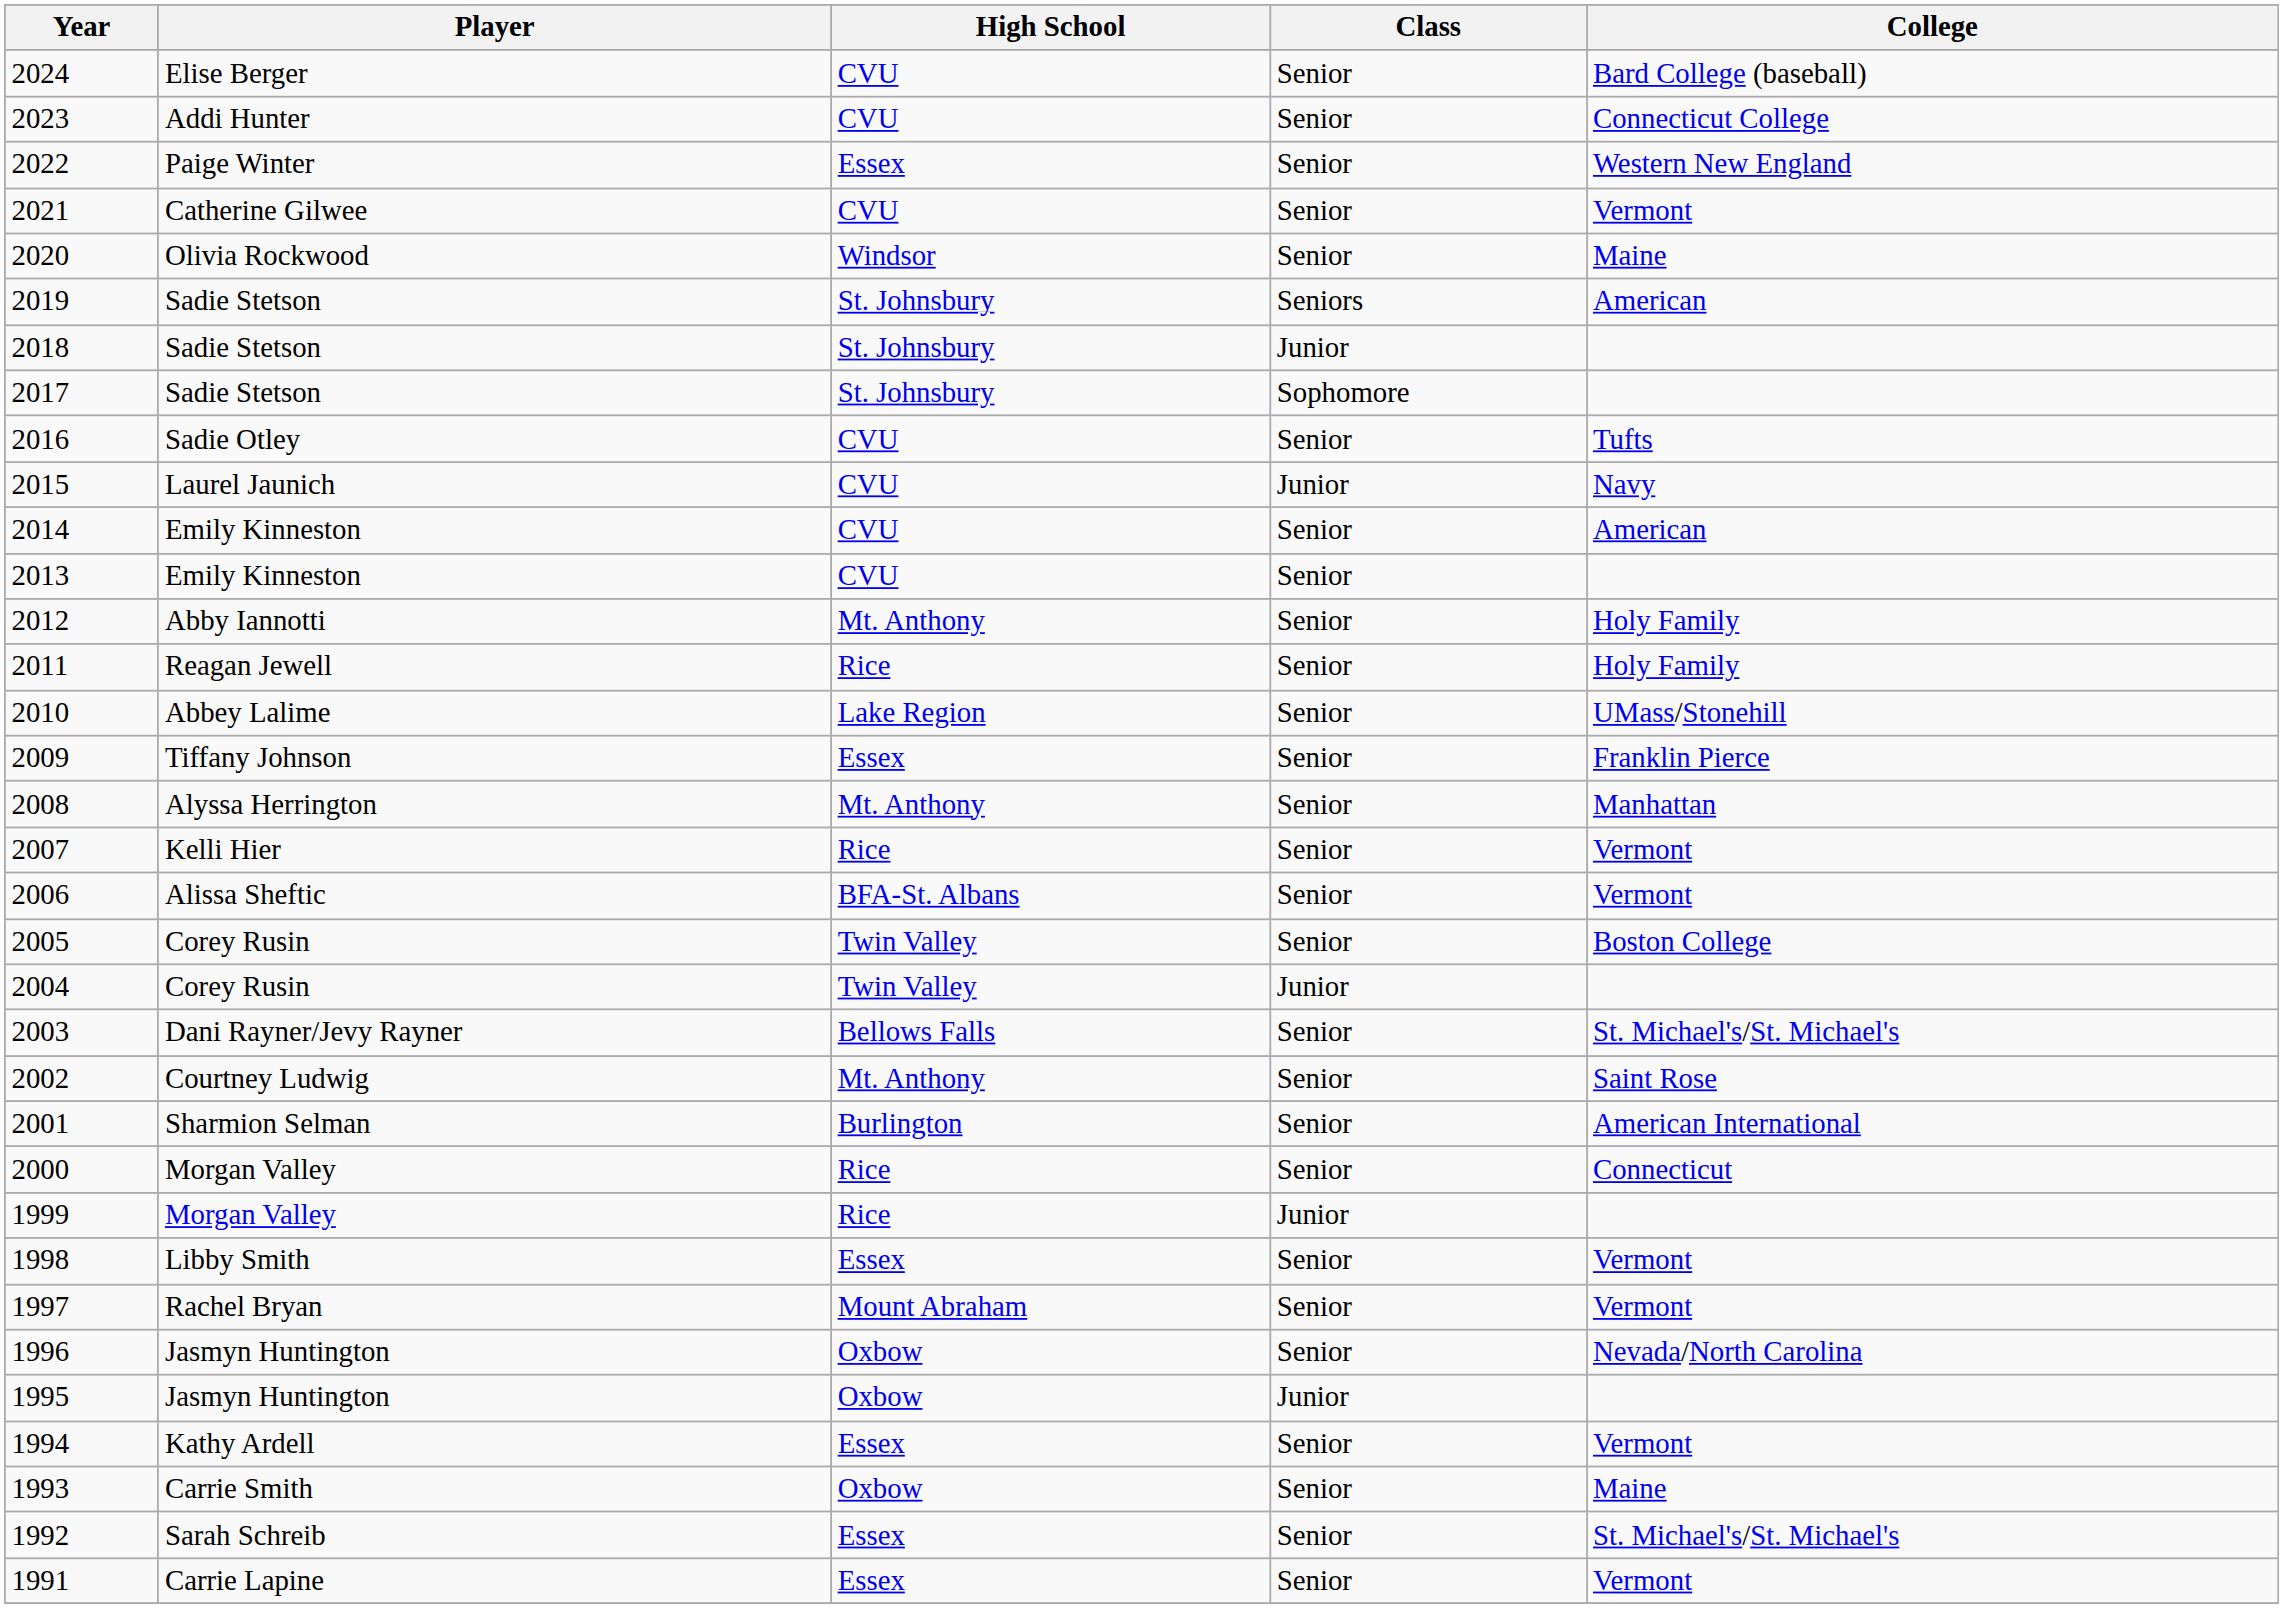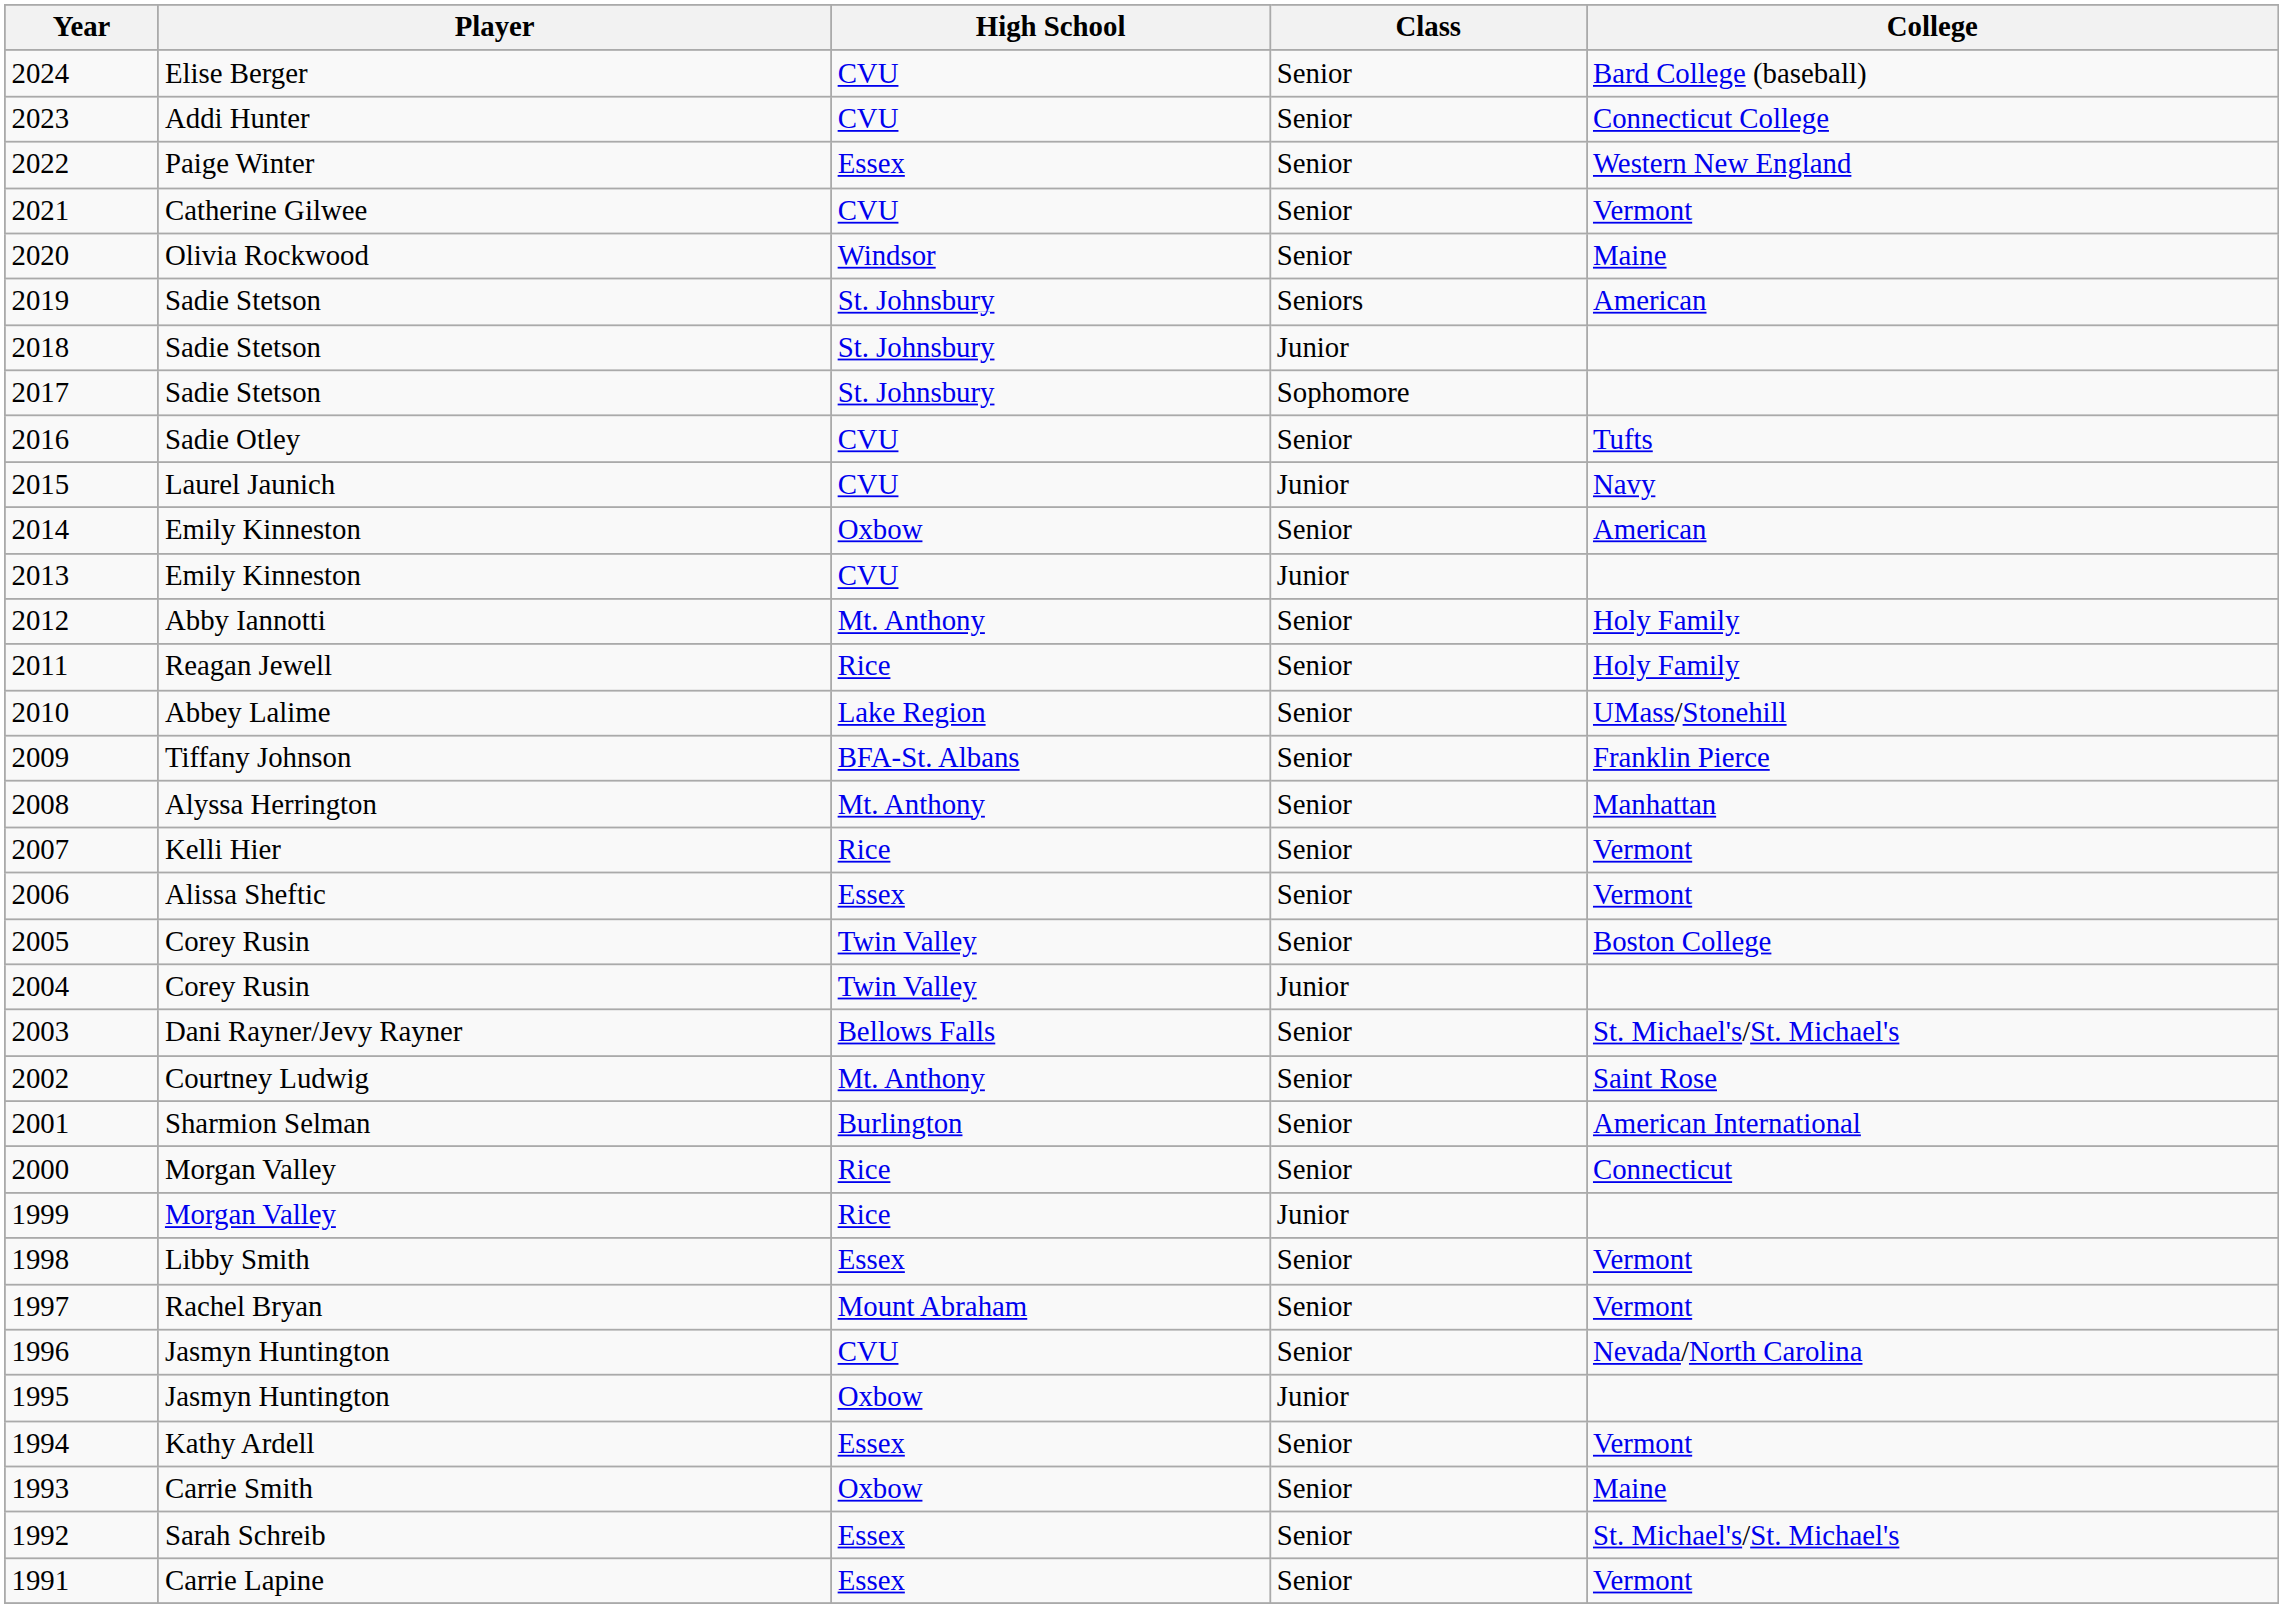(868, 529) CVU -> (880, 529) Oxbow
(1314, 575) Senior -> (1313, 575) Junior
(871, 758) Essex -> (929, 758) BFA-St. Albans
(929, 895) BFA-St. Albans -> (871, 895) Essex
(880, 1351) Oxbow -> (868, 1351) CVU
